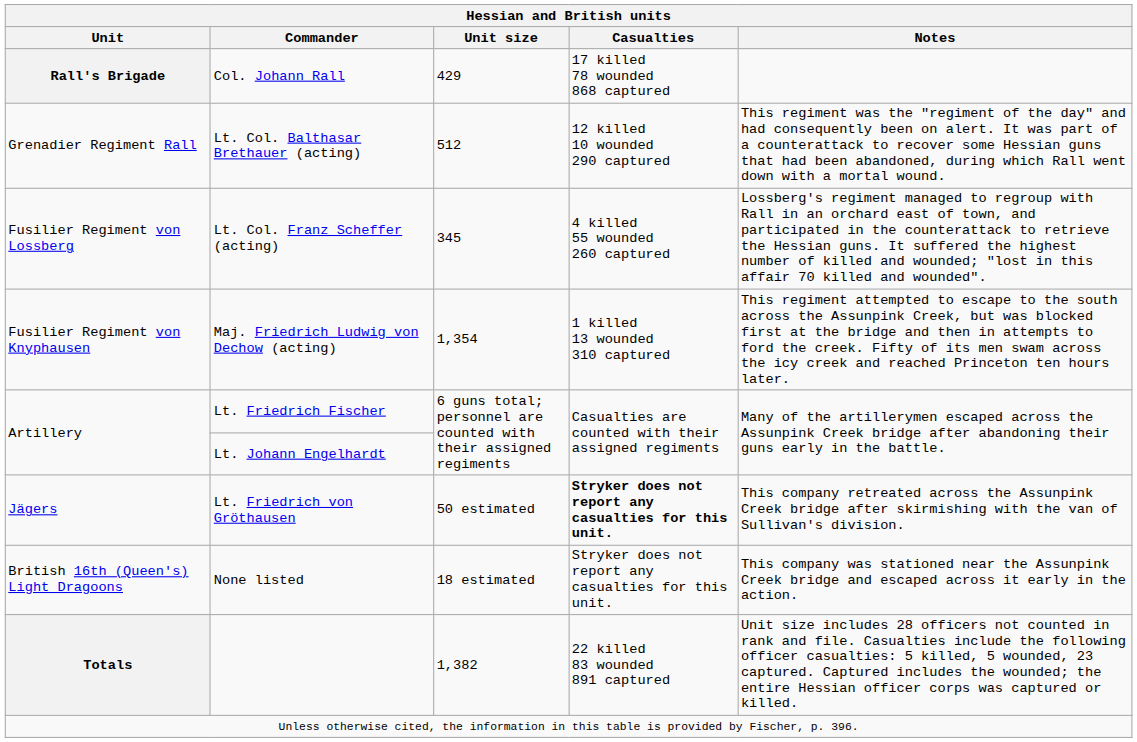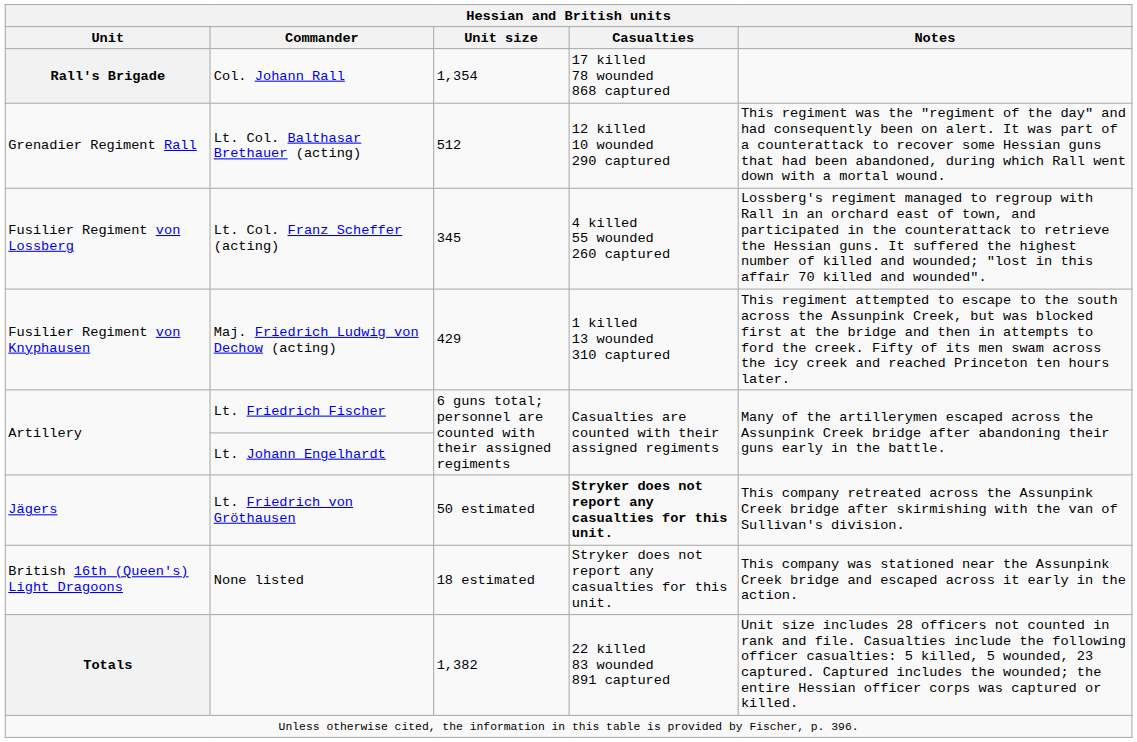(449, 76) 429 -> (457, 76) 1,354
(457, 340) 1,354 -> (449, 340) 429
